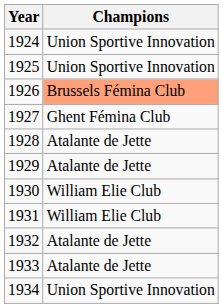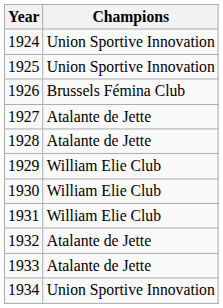(116, 91) lightsalmon background -> (116, 91) no background
(109, 116) Ghent Fémina Club -> (99, 116) Atalante de Jette
(99, 166) Atalante de Jette -> (104, 166) William Elie Club
